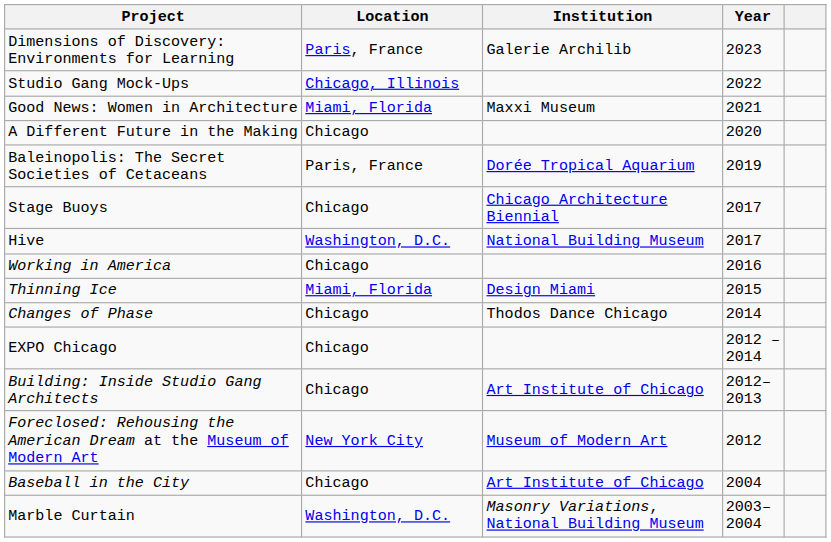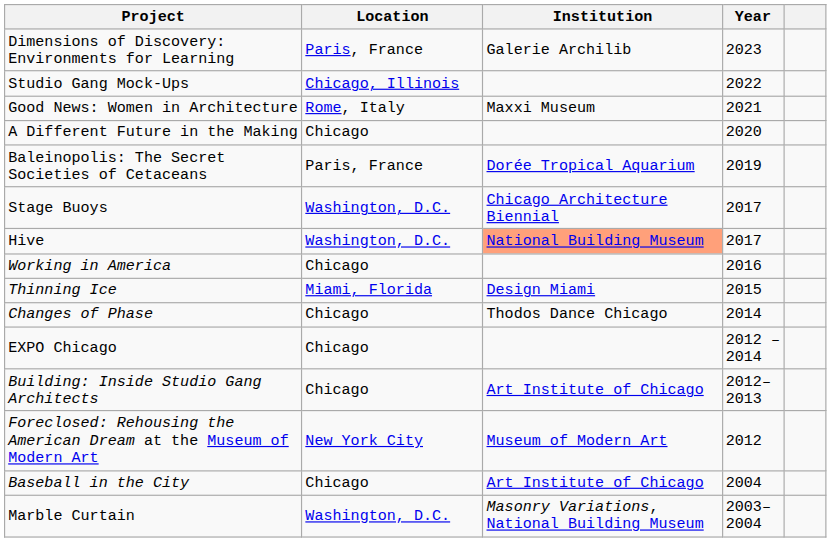(369, 108) Miami, Florida -> (355, 108) Rome, Italy
(337, 208) Chicago -> (378, 208) Washington, D.C.
(595, 241) no background -> (595, 241) lightsalmon background
